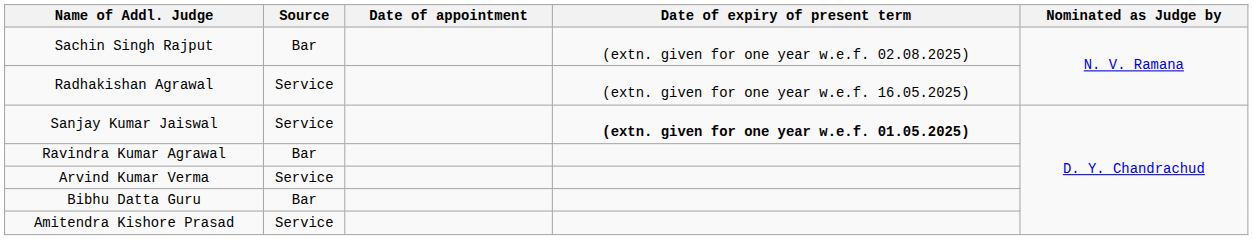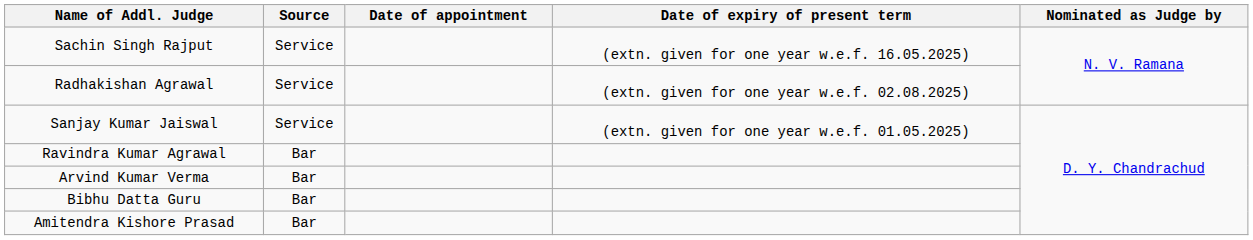(304, 47) Bar -> (304, 47) Service
(786, 55) (extn. given for one year w.e.f. 02.08.2025) -> (786, 55) (extn. given for one year w.e.f. 16.05.2025)
(786, 93) (extn. given for one year w.e.f. 16.05.2025) -> (786, 93) (extn. given for one year w.e.f. 02.08.2025)
(786, 132) bold -> (786, 132) normal
(304, 177) Service -> (304, 177) Bar
(304, 223) Service -> (304, 223) Bar
